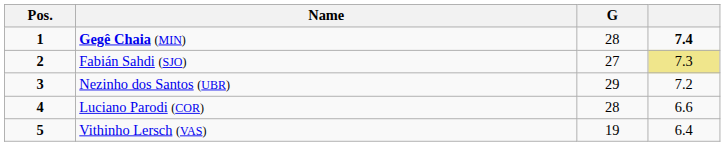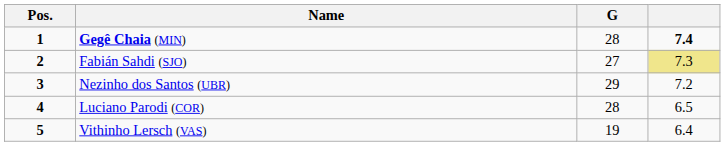(684, 107) 6.6 -> (684, 107) 6.5
